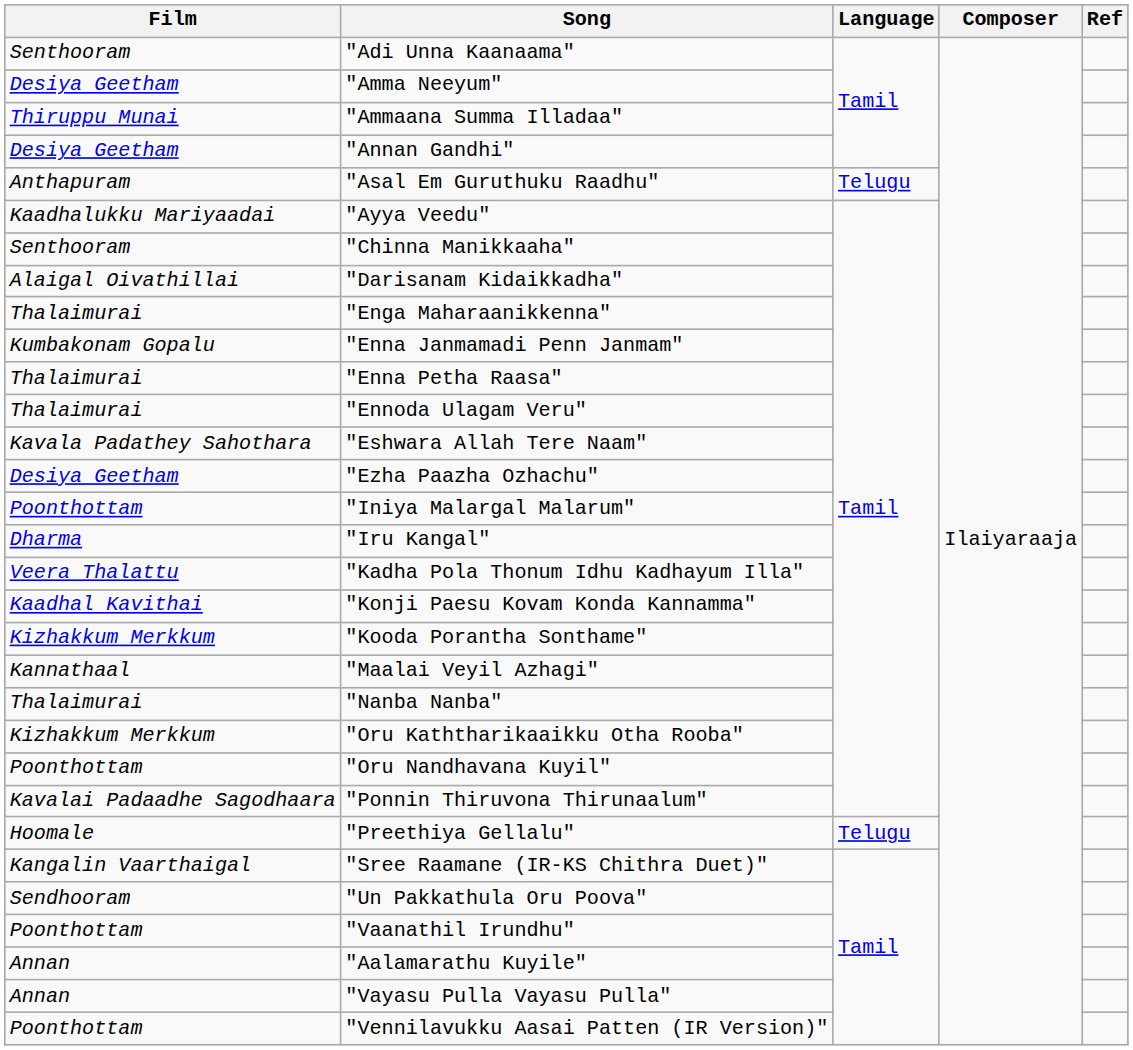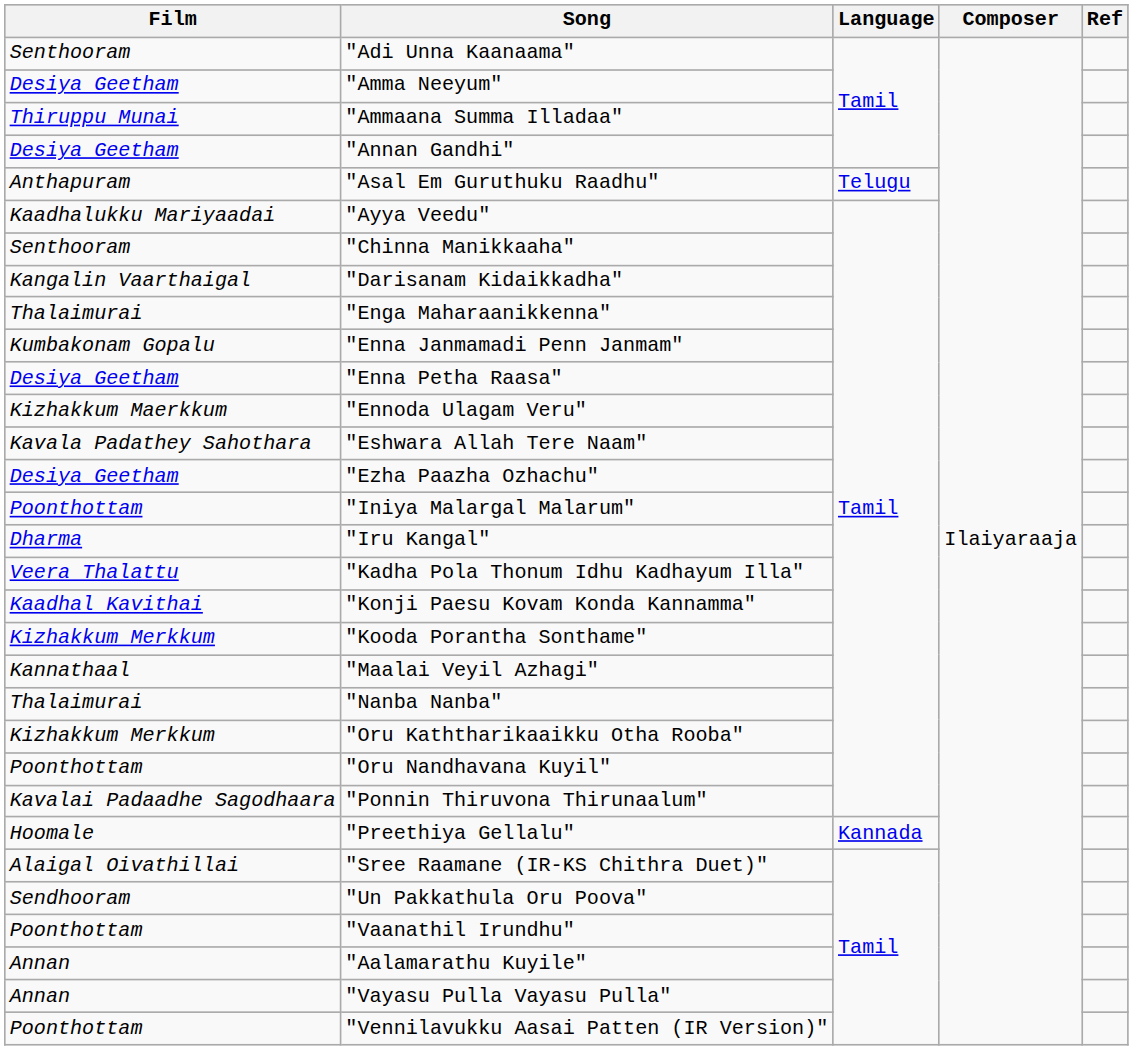(124, 281) Alaigal Oivathillai -> (130, 281) Kangalin Vaarthaigal
(76, 379) Thalaimurai -> (94, 379) Desiya Geetham
(76, 411) Thalaimurai -> (118, 411) Kizhakkum Maerkkum
(874, 834) Telugu -> (880, 834) Kannada
(130, 866) Kangalin Vaarthaigal -> (124, 866) Alaigal Oivathillai
